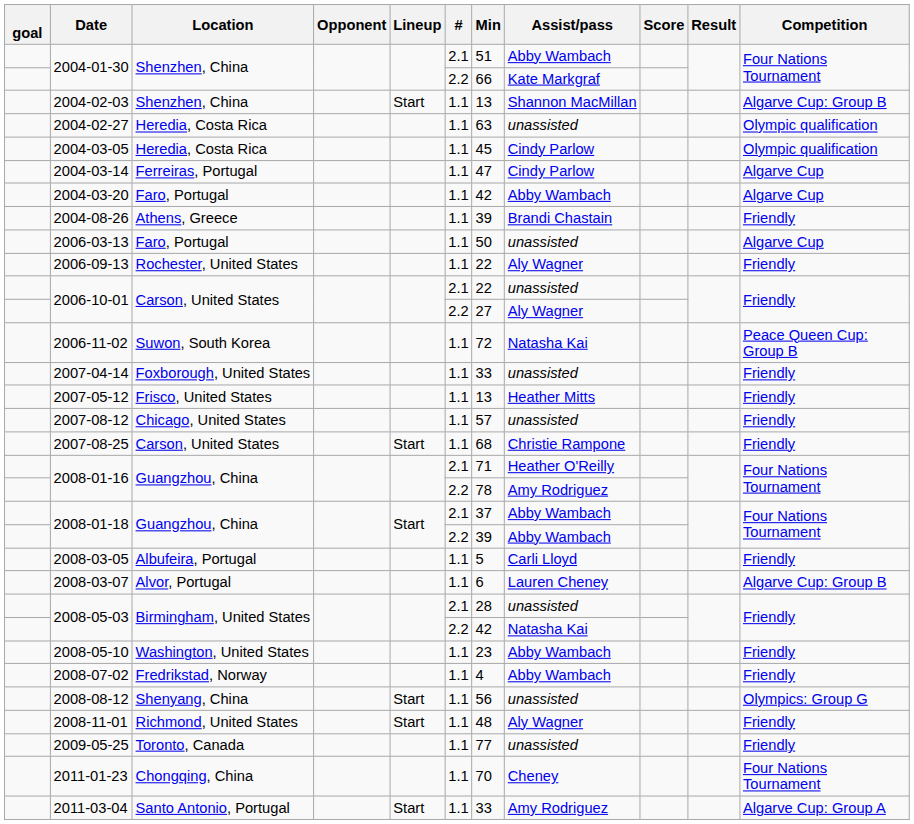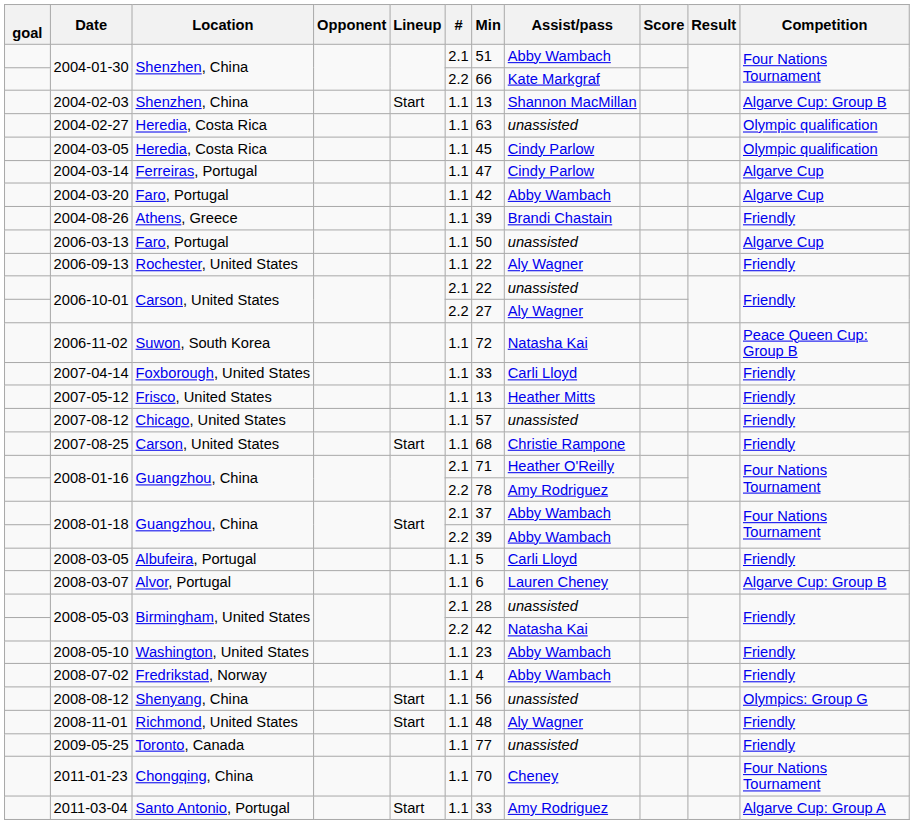(543, 374) unassisted -> (542, 374) Carli Lloyd
